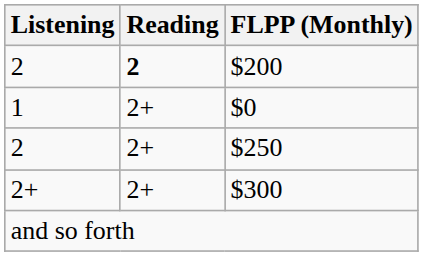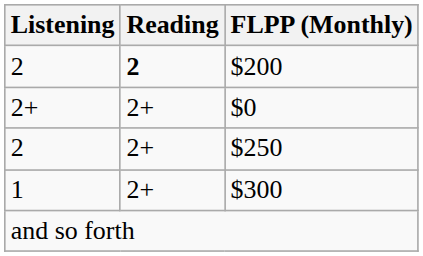(17, 107) 1 -> (25, 107) 2+
(25, 189) 2+ -> (17, 189) 1
